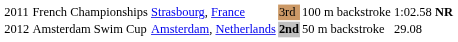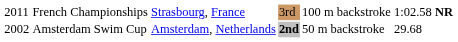(17, 29) 2012 -> (17, 29) 2002
(408, 29) 29.08 -> (408, 29) 29.68
